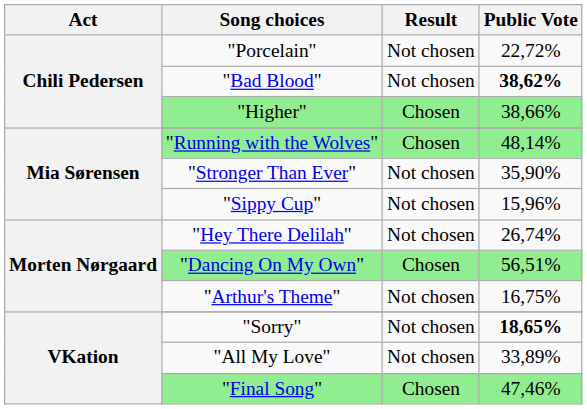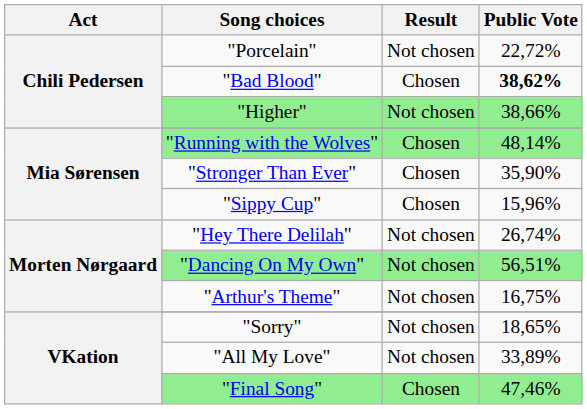(431, 81) Not chosen -> (431, 81) Chosen
(431, 111) Chosen -> (431, 111) Not chosen
(431, 173) Not chosen -> (431, 173) Chosen
(431, 204) Not chosen -> (431, 204) Chosen
(431, 265) Chosen -> (431, 265) Not chosen
(531, 326) bold -> (531, 326) normal
